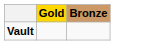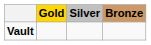+ column: (85, 13)
